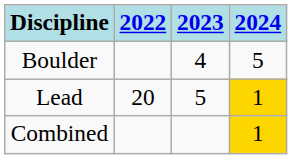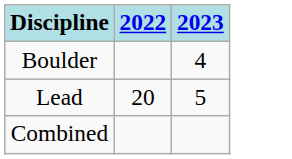- column: (258, 23)
